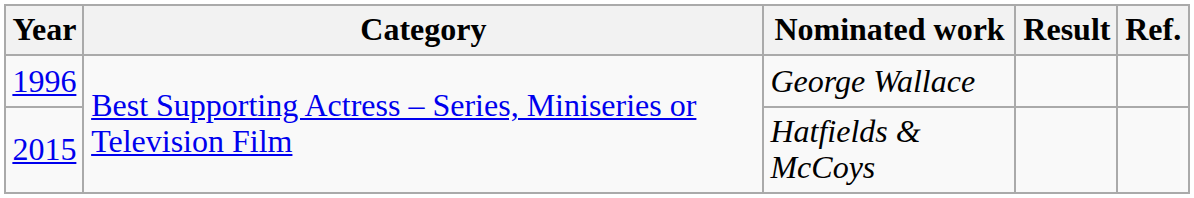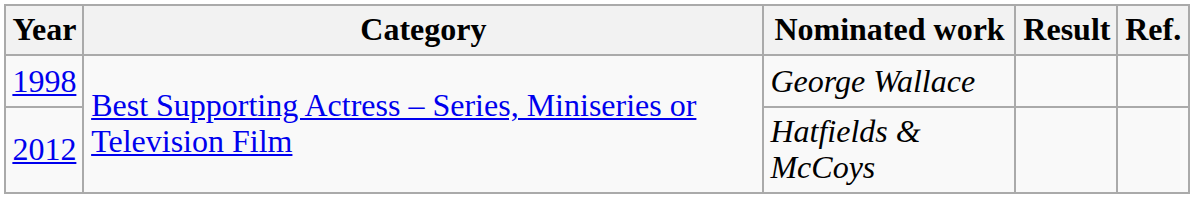(44, 80) 1996 -> (44, 80) 1998
(44, 149) 2015 -> (44, 149) 2012
